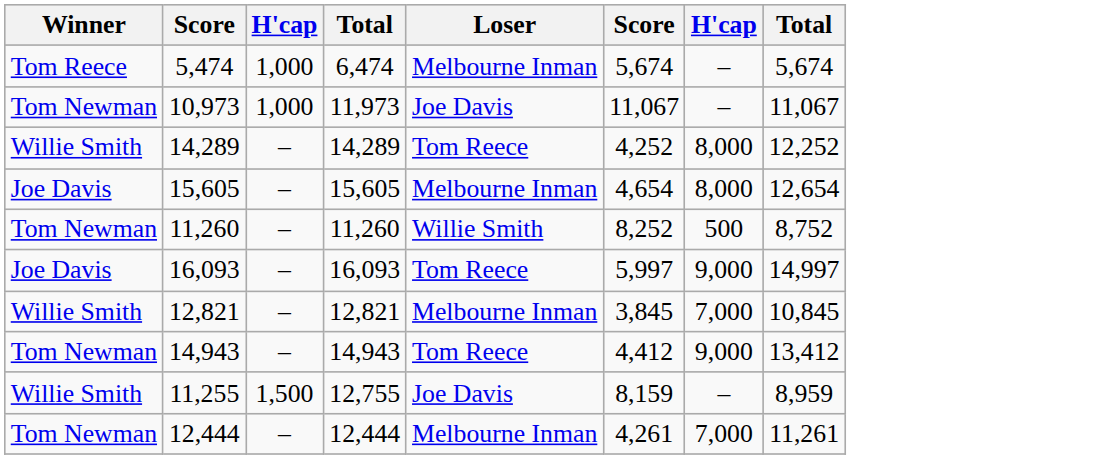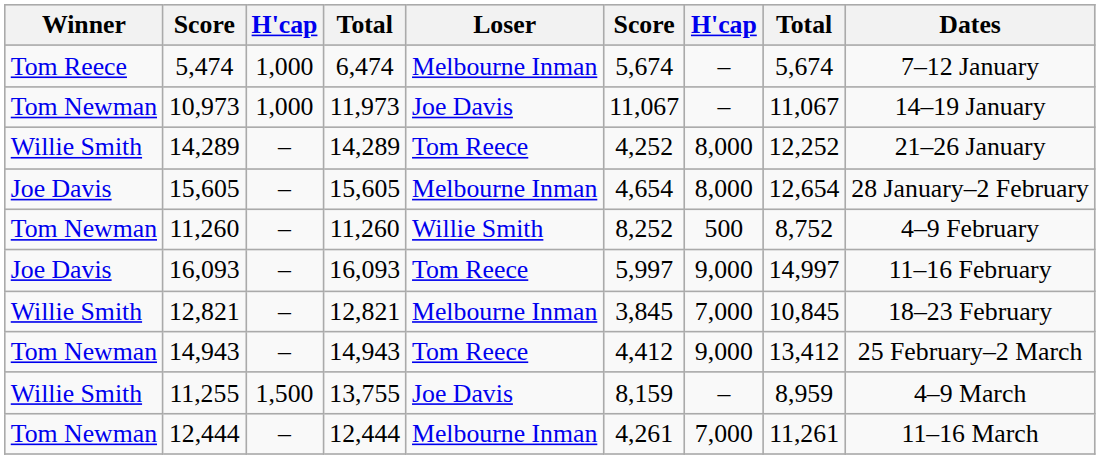+ column: (970, 24)
(365, 392) 12,755 -> (365, 392) 13,755
